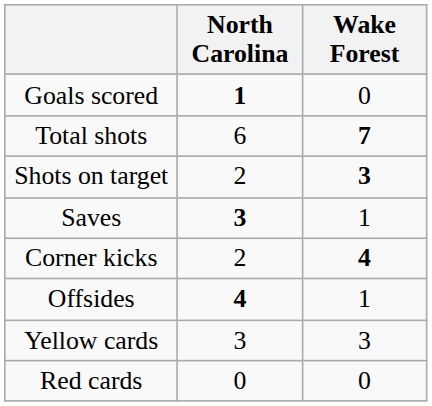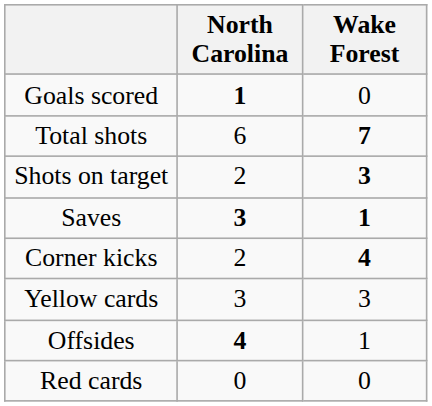(365, 217) normal -> (365, 217) bold
rows swapped: (91, 299) <-> (91, 339)
